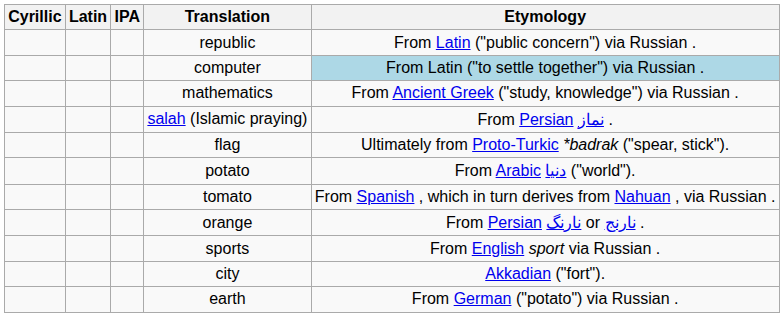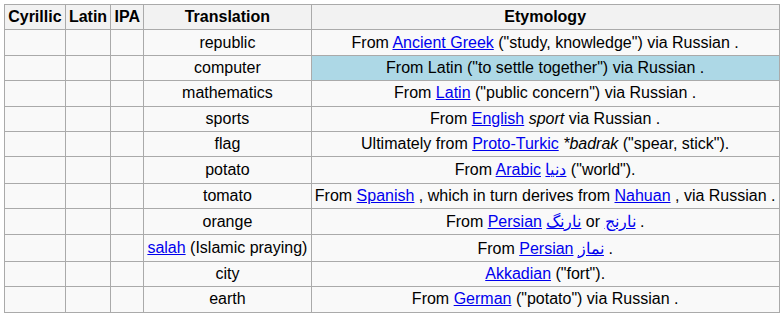(545, 42) From Latin ("public concern") via Russian . -> (545, 42) From Ancient Greek ("study, knowledge") via Russian .
(545, 93) From Ancient Greek ("study, knowledge") via Russian . -> (545, 93) From Latin ("public concern") via Russian .
rows swapped: (227, 248) <-> (227, 119)
